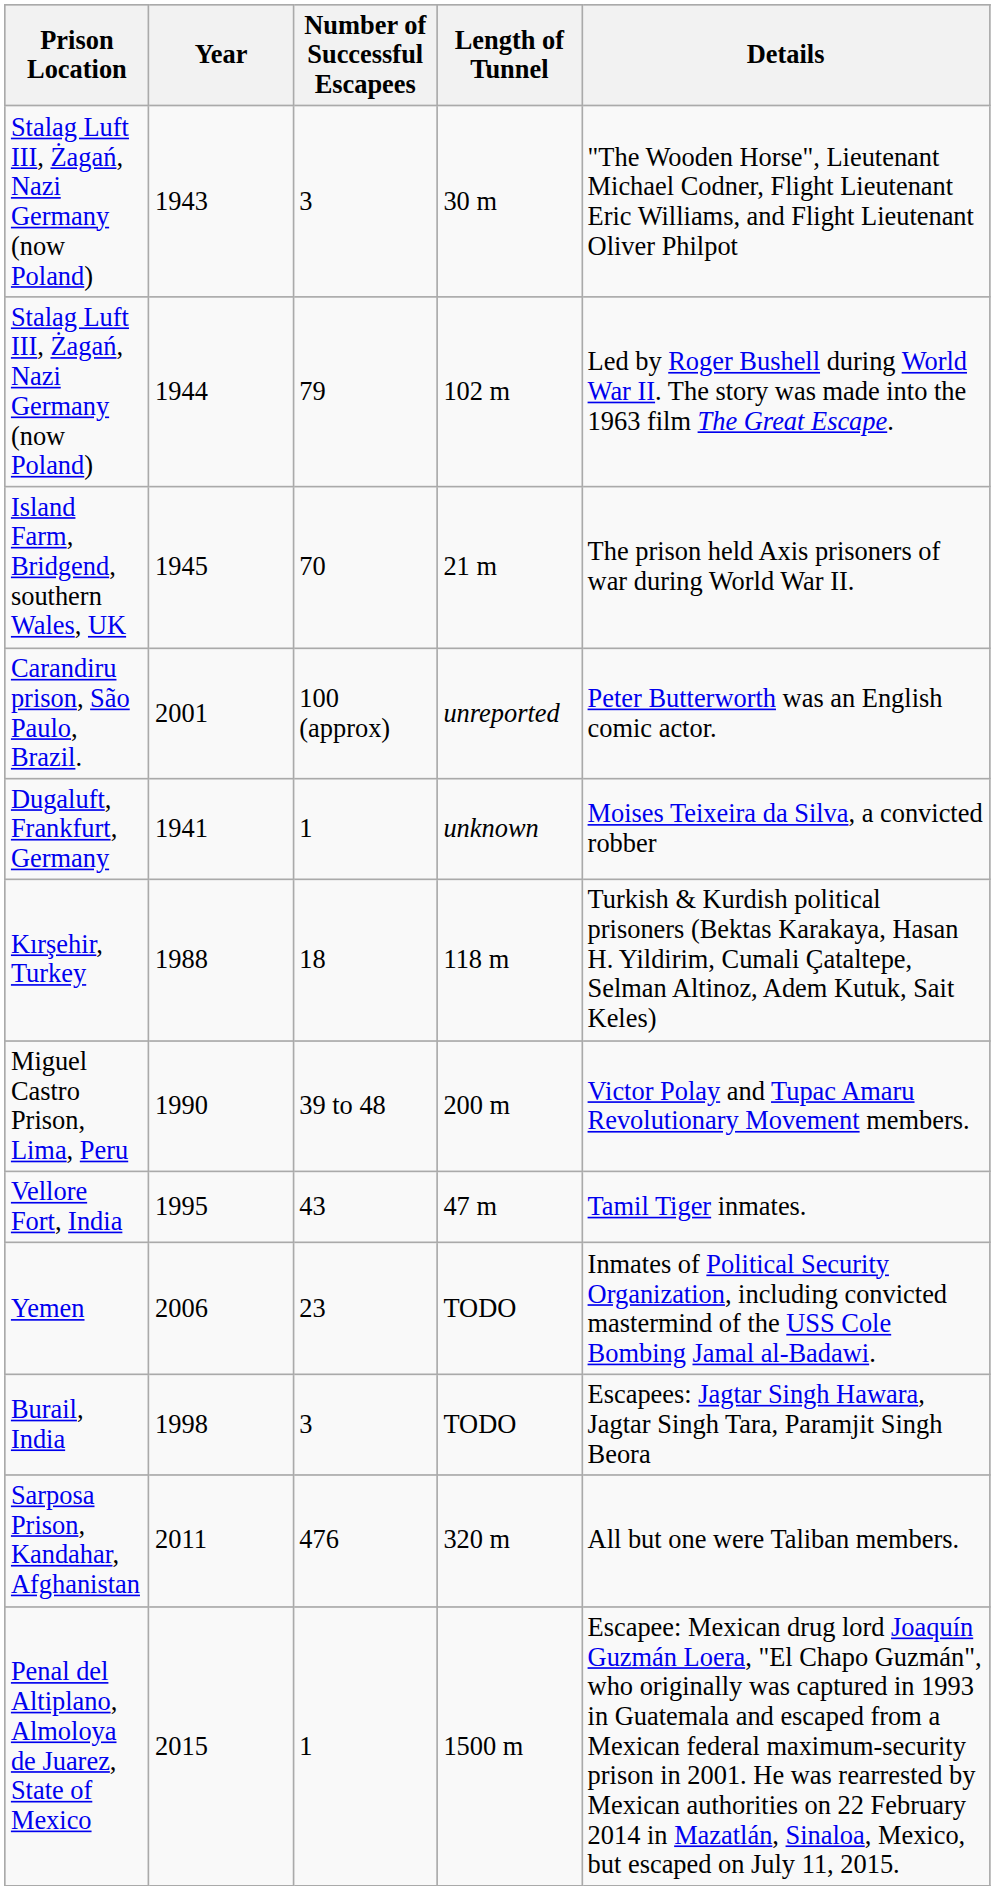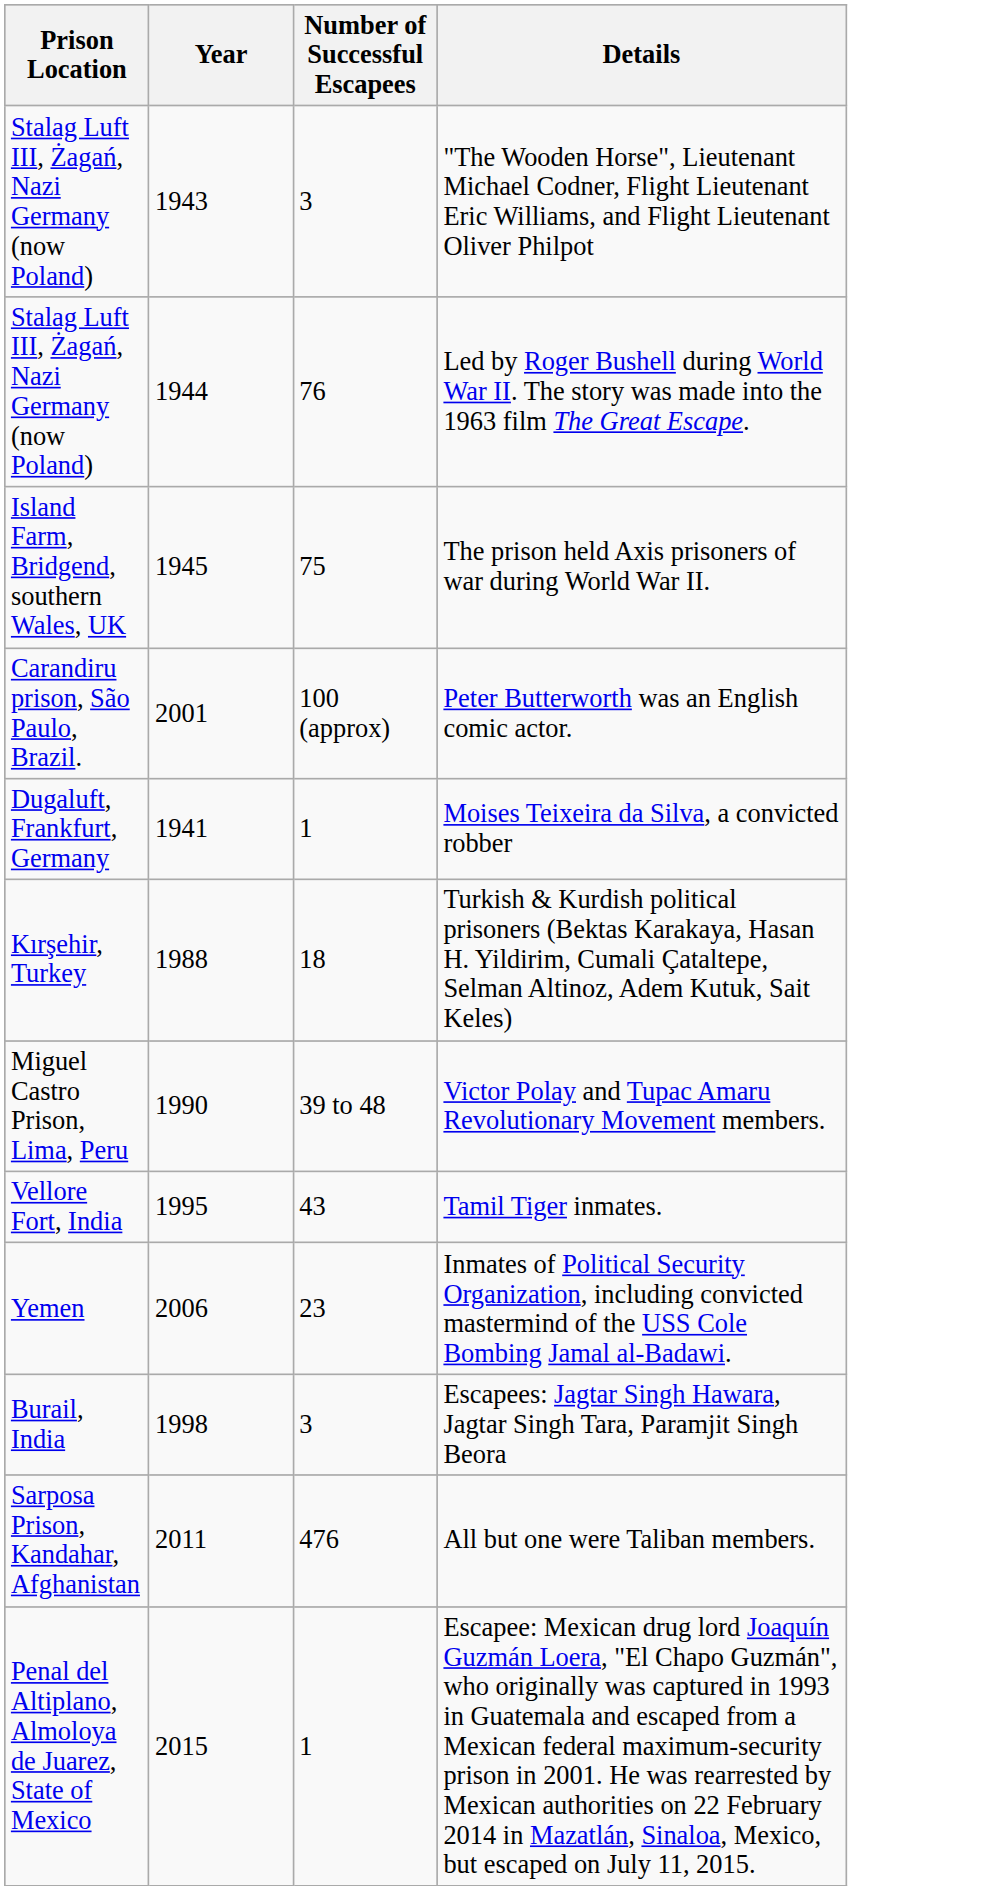- column: (509, 55)
(312, 391) 79 -> (312, 391) 76
(312, 566) 70 -> (312, 566) 75
